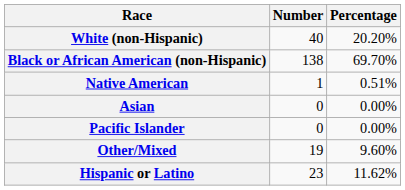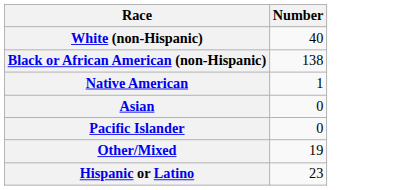- column: (363, 15)
